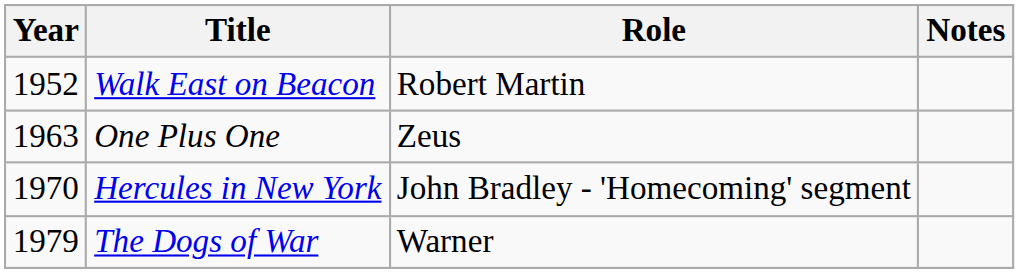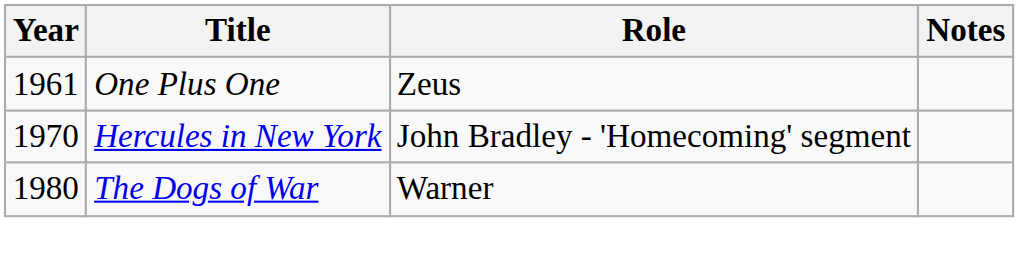- row: (235, 83)
(46, 135) 1963 -> (46, 83) 1961
(46, 240) 1979 -> (46, 188) 1980
